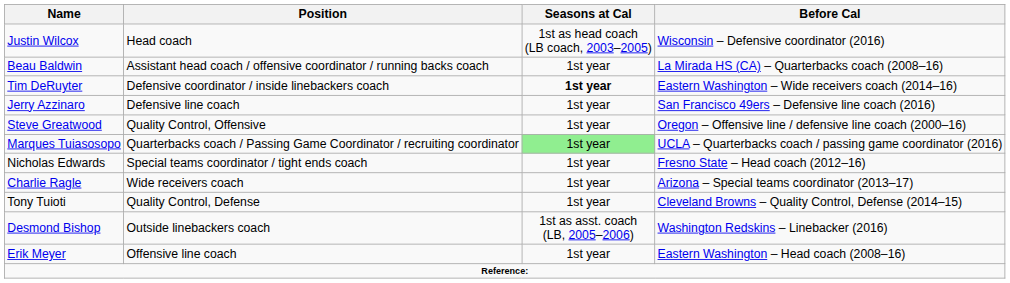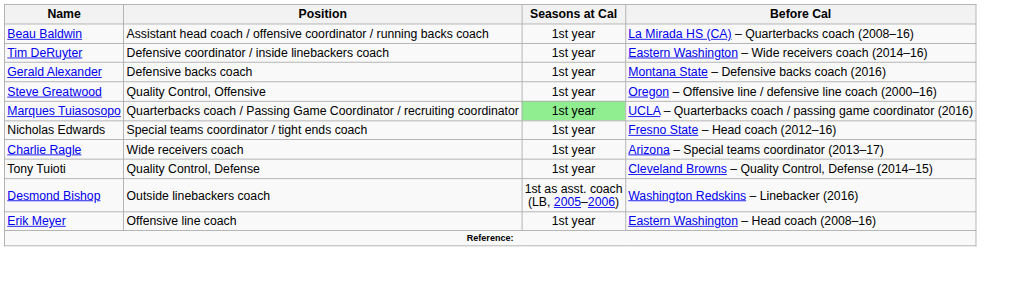- row: (43, 41)
(588, 86) bold -> (574, 53) normal
+ row: (55, 72)
- row: (46, 105)
